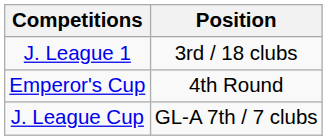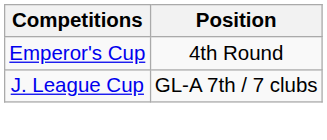- row: (77, 53)
